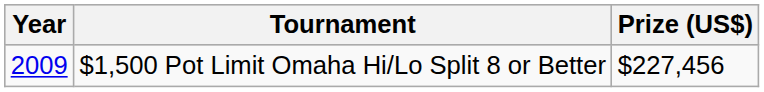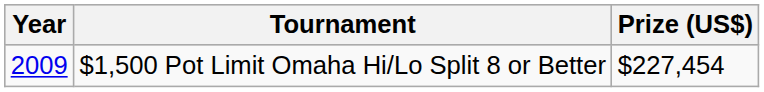(671, 65) $227,456 -> (671, 65) $227,454
